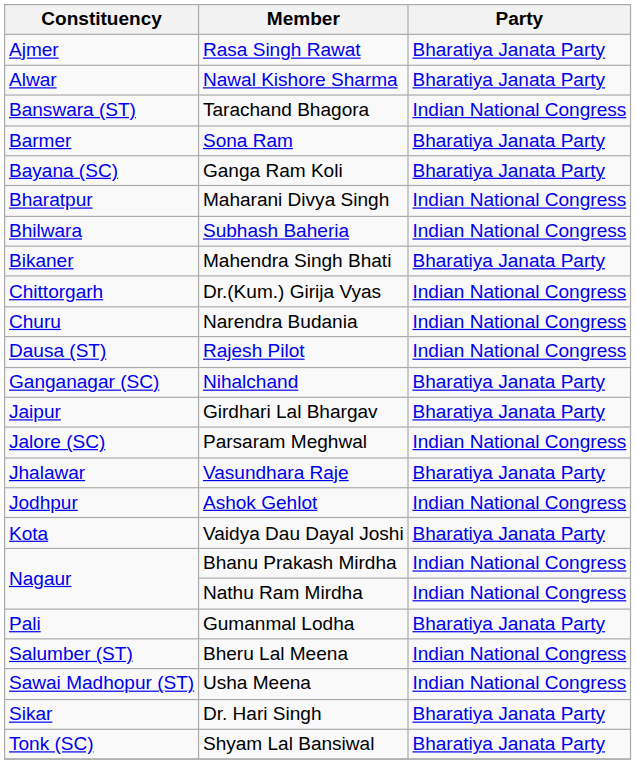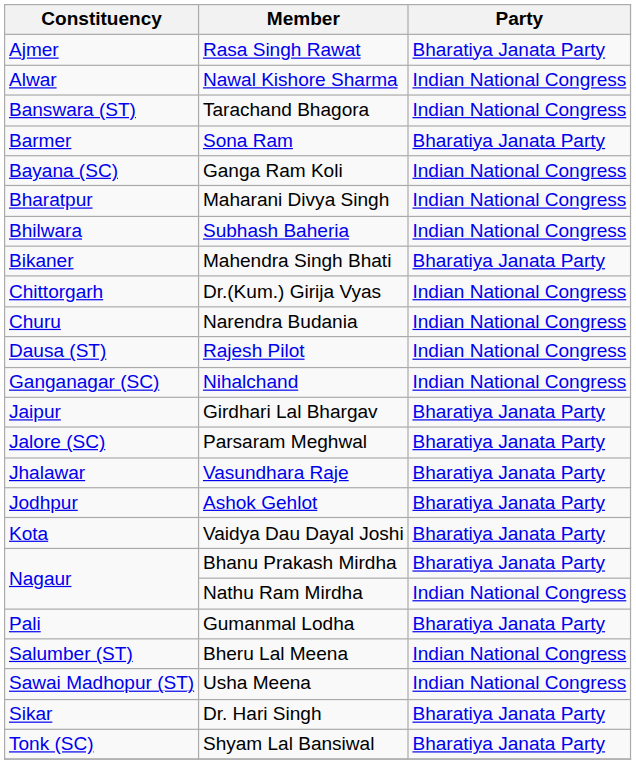(509, 79) Bharatiya Janata Party -> (519, 79) Indian National Congress
(509, 170) Bharatiya Janata Party -> (519, 170) Indian National Congress
(509, 381) Bharatiya Janata Party -> (519, 381) Indian National Congress
(519, 442) Indian National Congress -> (509, 442) Bharatiya Janata Party
(519, 502) Indian National Congress -> (509, 502) Bharatiya Janata Party
(519, 563) Indian National Congress -> (509, 563) Bharatiya Janata Party
